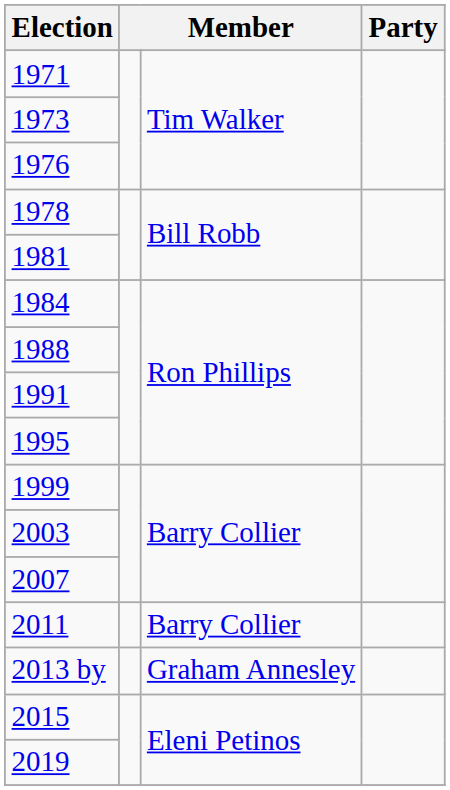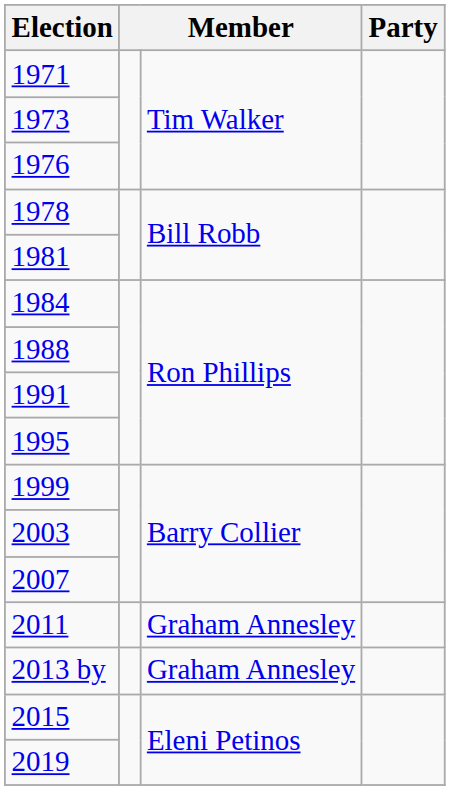(224, 624) Barry Collier -> (251, 624) Graham Annesley
